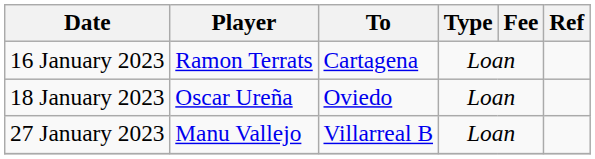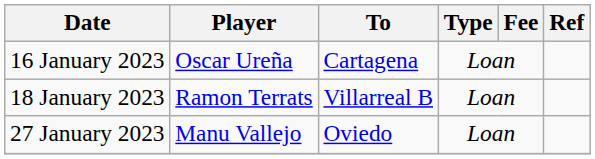(244, 60) Ramon Terrats -> (234, 60) Oscar Ureña
(234, 97) Oscar Ureña -> (244, 97) Ramon Terrats
(358, 97) Oviedo -> (378, 97) Villarreal B
(378, 134) Villarreal B -> (358, 134) Oviedo
